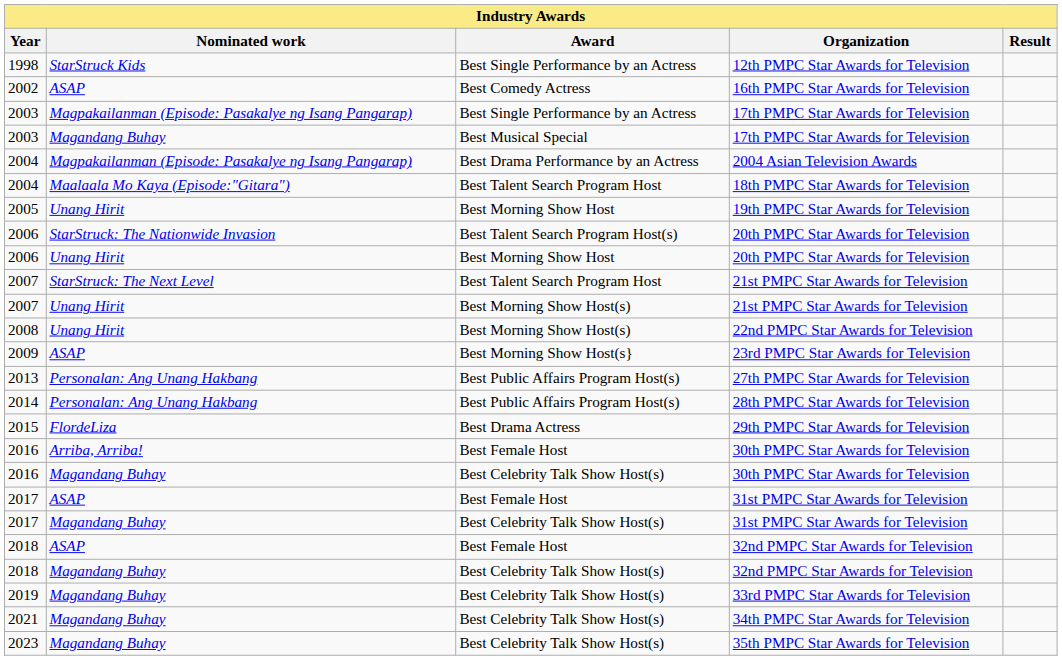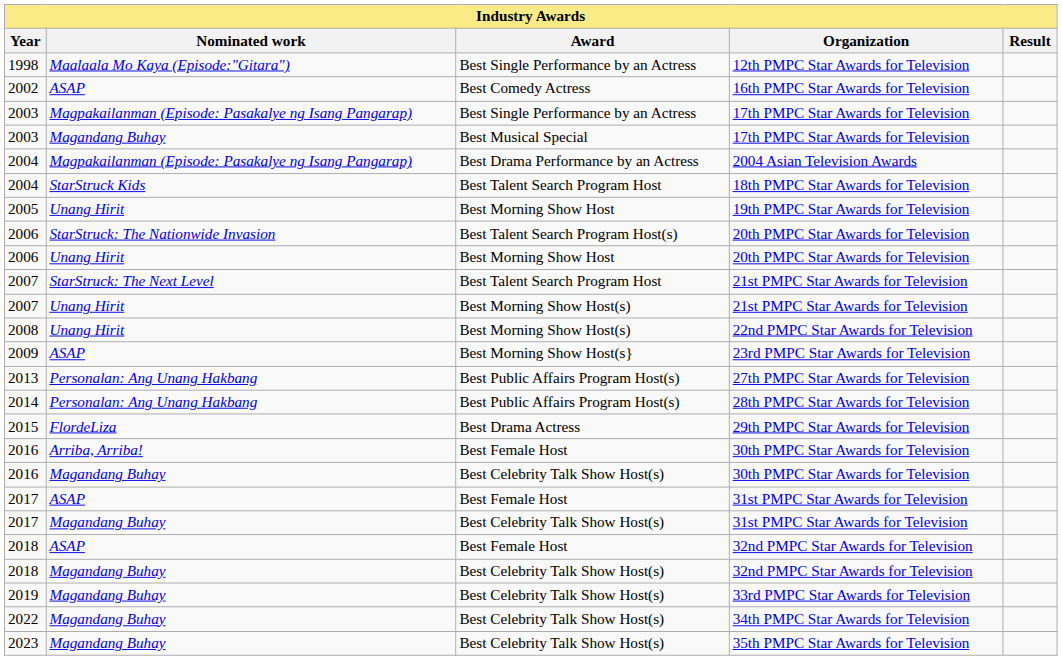(97, 64) StarStruck Kids -> (170, 64) Maalaala Mo Kaya (Episode:"Gitara")
(170, 185) Maalaala Mo Kaya (Episode:"Gitara") -> (97, 185) StarStruck Kids
(23, 619) 2021 -> (23, 619) 2022
